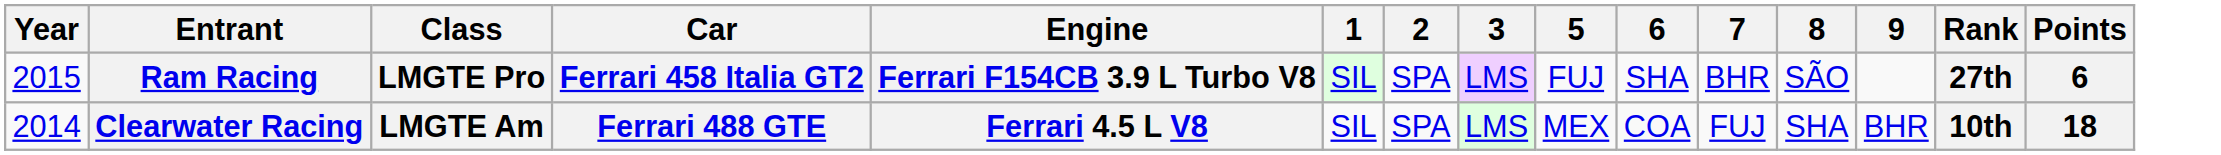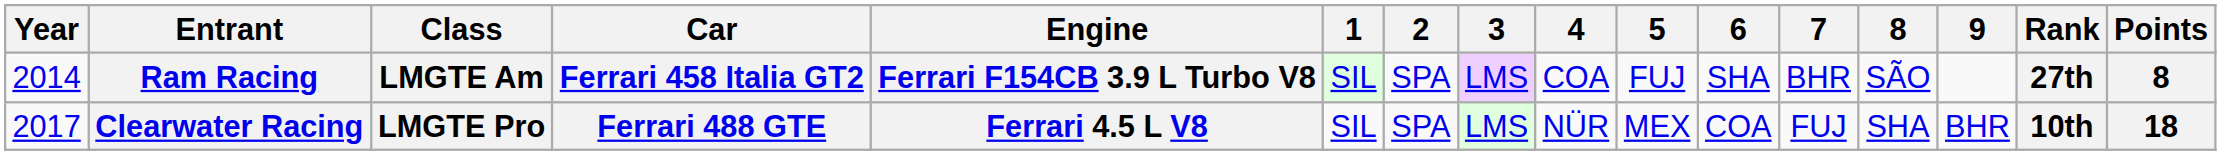+ column: (1576, 29)
(47, 77) 2015 -> (47, 77) 2014
(462, 77) LMGTE Pro -> (462, 77) LMGTE Am
(2080, 77) 6 -> (2161, 77) 8
(47, 126) 2014 -> (47, 126) 2017
(462, 126) LMGTE Am -> (462, 126) LMGTE Pro
